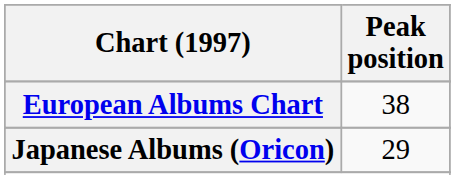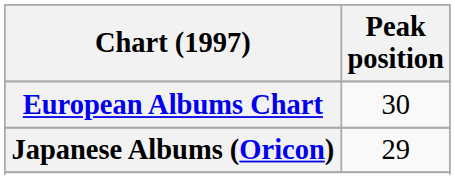(396, 104) 38 -> (396, 104) 30
